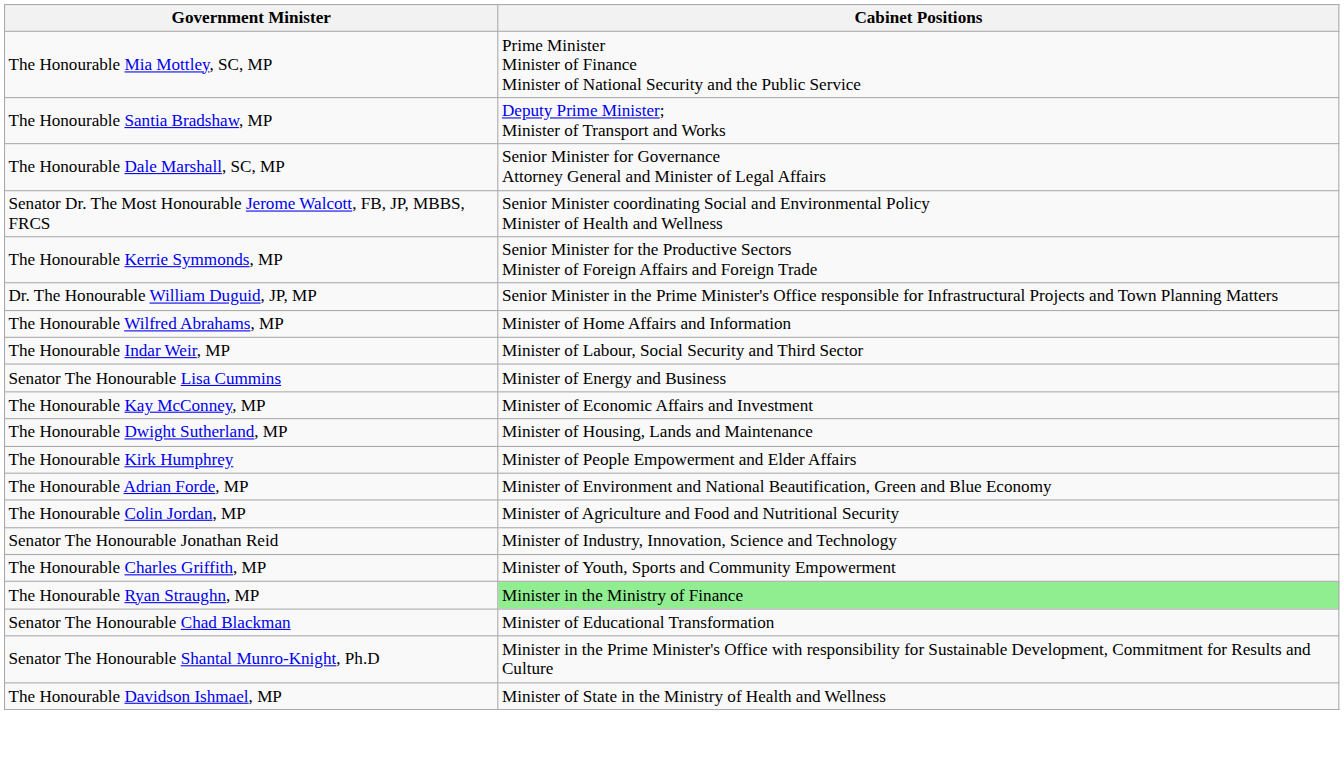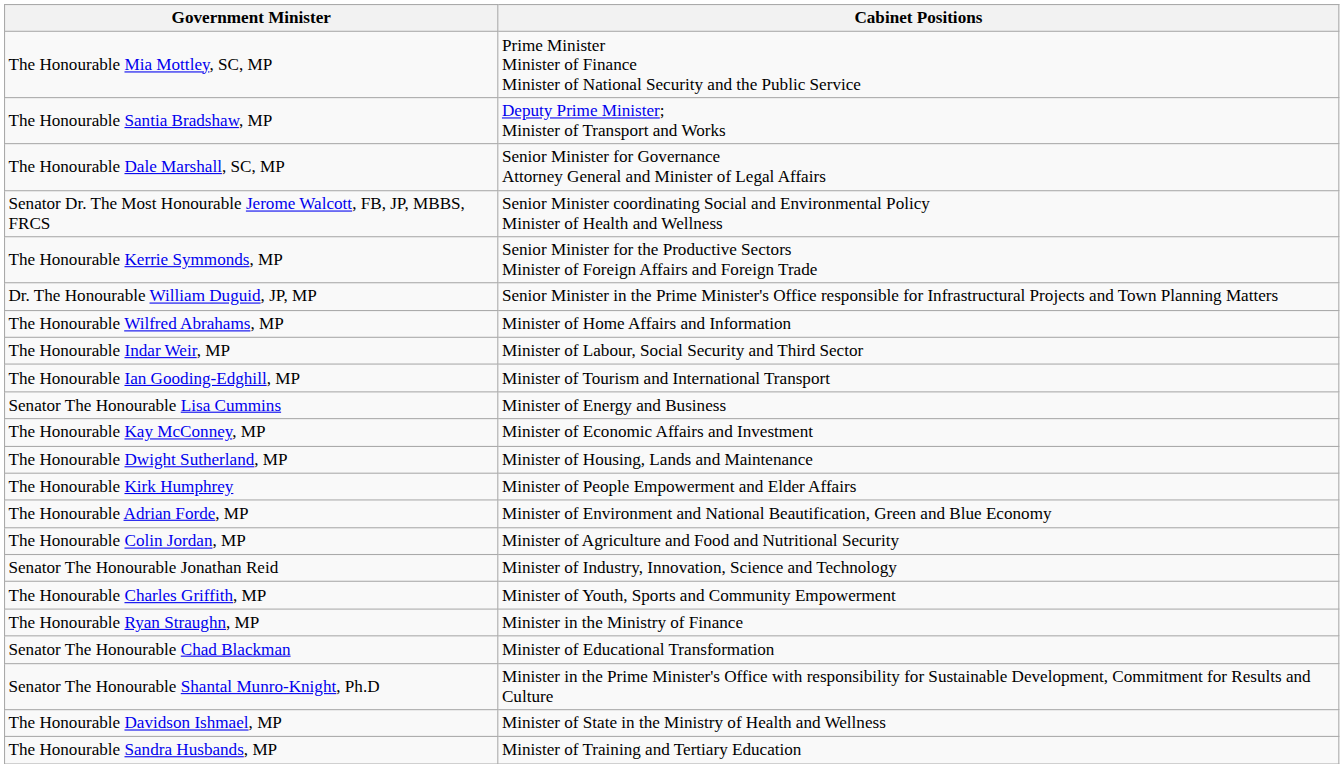+ row: (154, 377)
(622, 595) lightgreen background -> (622, 622) no background
+ row: (143, 750)
